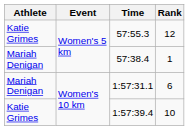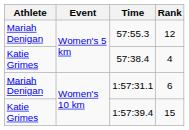(22, 33) Katie Grimes -> (25, 33) Mariah Denigan
(25, 60) Mariah Denigan -> (22, 60) Katie Grimes
(170, 60) 1 -> (170, 60) 4
(170, 112) 10 -> (170, 112) 15
